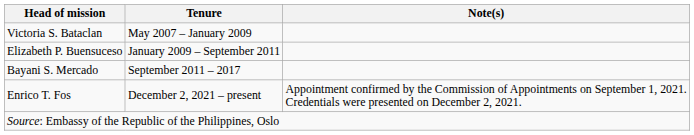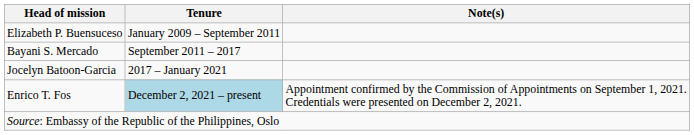- row: (55, 32)
+ row: (62, 70)
(195, 95) no background -> (195, 95) lightblue background
